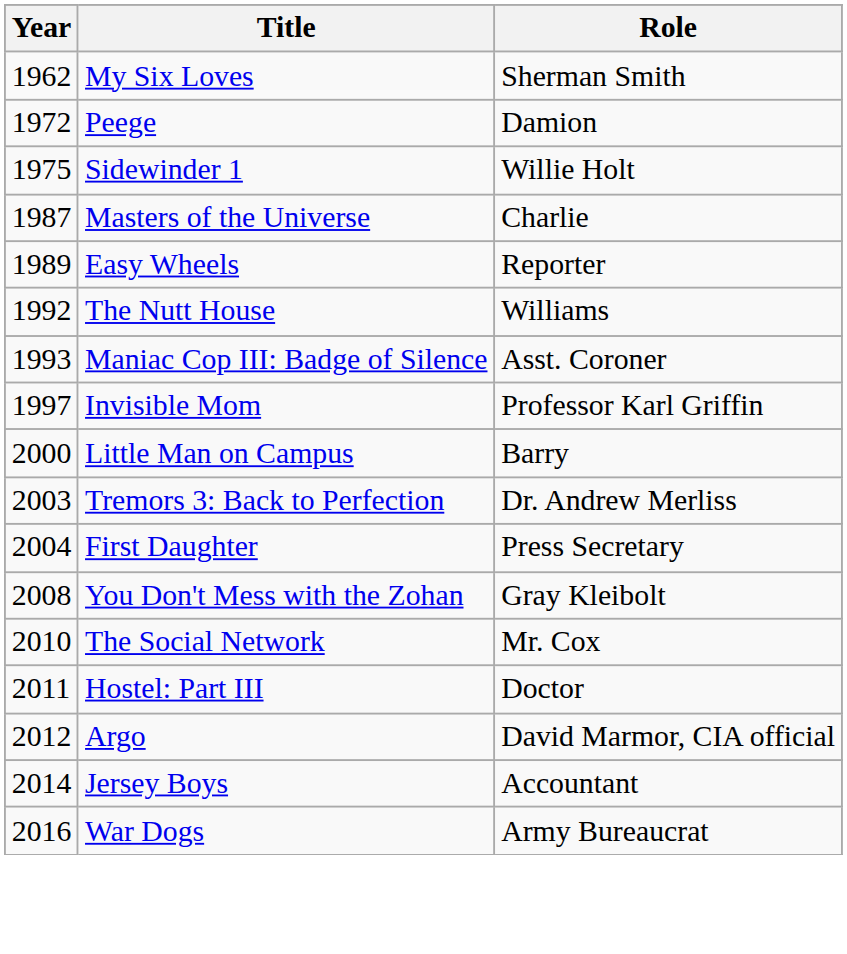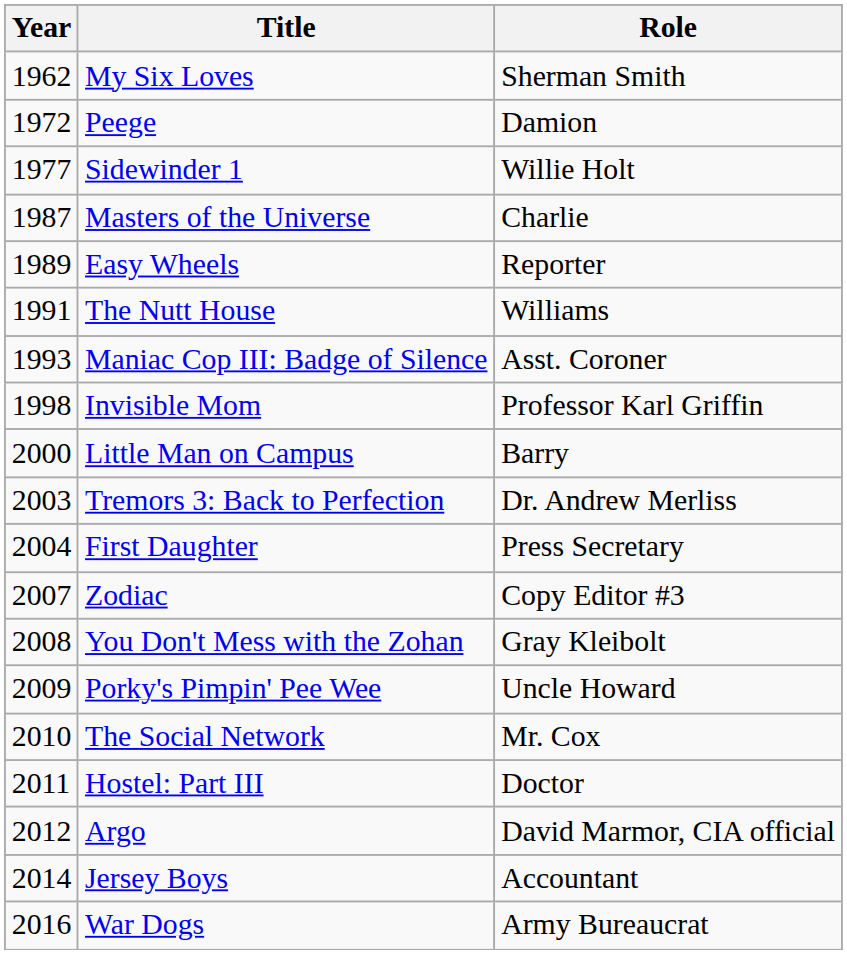(42, 169) 1975 -> (42, 169) 1977
(42, 311) 1992 -> (42, 311) 1991
(42, 405) 1997 -> (42, 405) 1998
+ row: (126, 594)
+ row: (233, 688)
